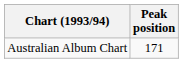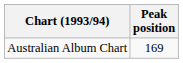(154, 48) 171 -> (154, 48) 169
